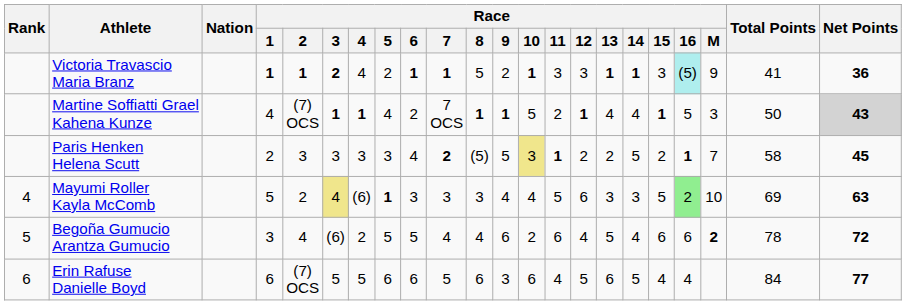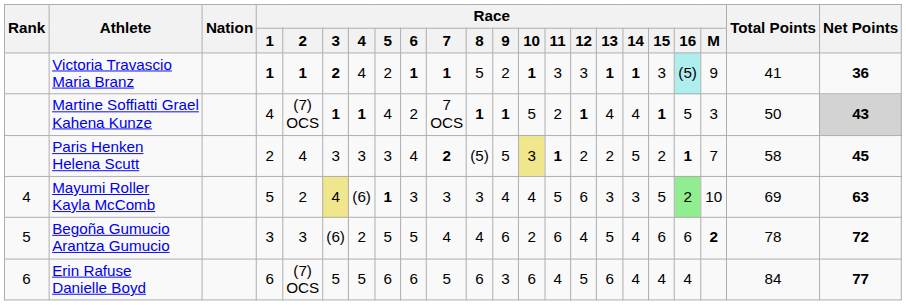(303, 155) 3 -> (303, 155) 4
(303, 238) 4 -> (303, 238) 3
(636, 279) 5 -> (636, 279) 4
